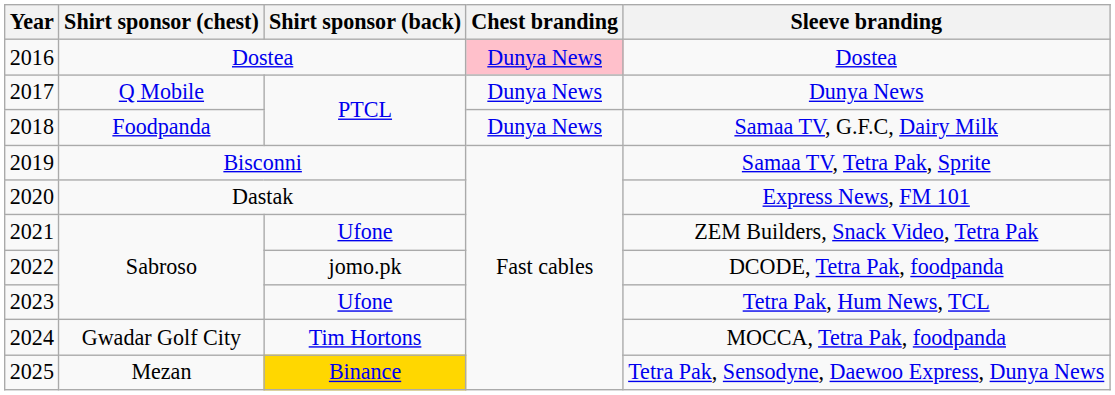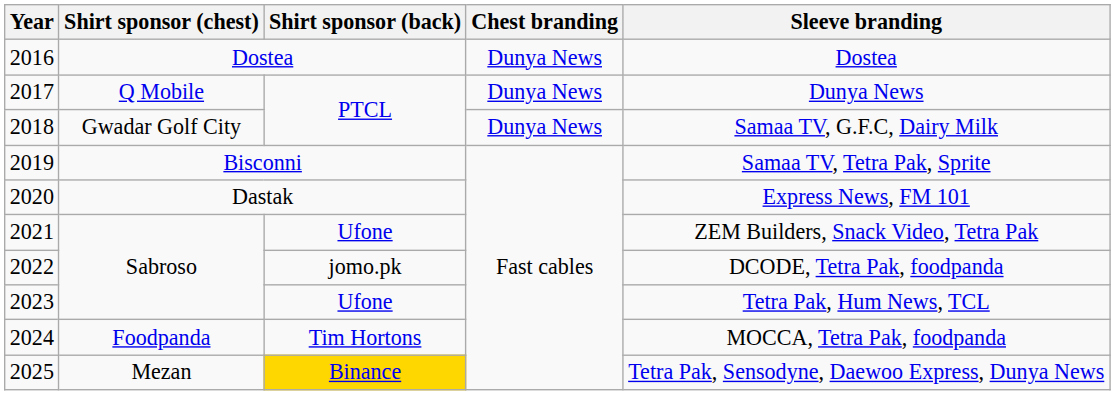(545, 57) pink background -> (545, 57) no background
(161, 127) Foodpanda -> (161, 127) Gwadar Golf City
(161, 337) Gwadar Golf City -> (161, 337) Foodpanda
